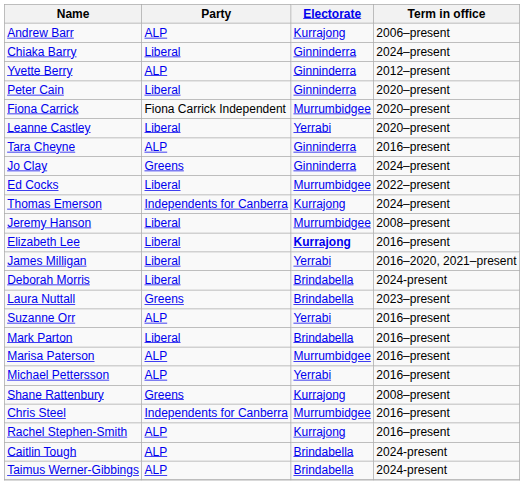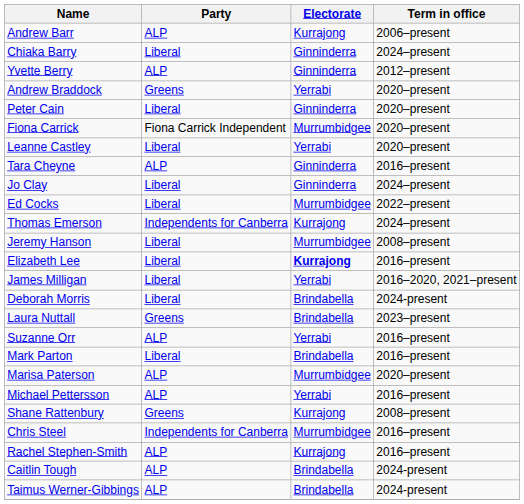+ row: (55, 90)
(164, 166) Greens -> (163, 185) Liberal
(413, 356) 2016–present -> (413, 375) 2020–present
